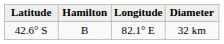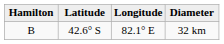columns swapped: (85, 13) <-> (31, 13)
